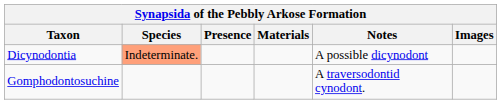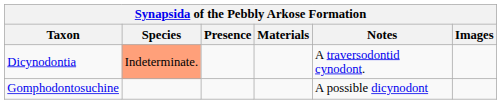(372, 54) A possible dicynodont -> (357, 61) A traversodontid cynodont.
(357, 81) A traversodontid cynodont. -> (372, 88) A possible dicynodont
